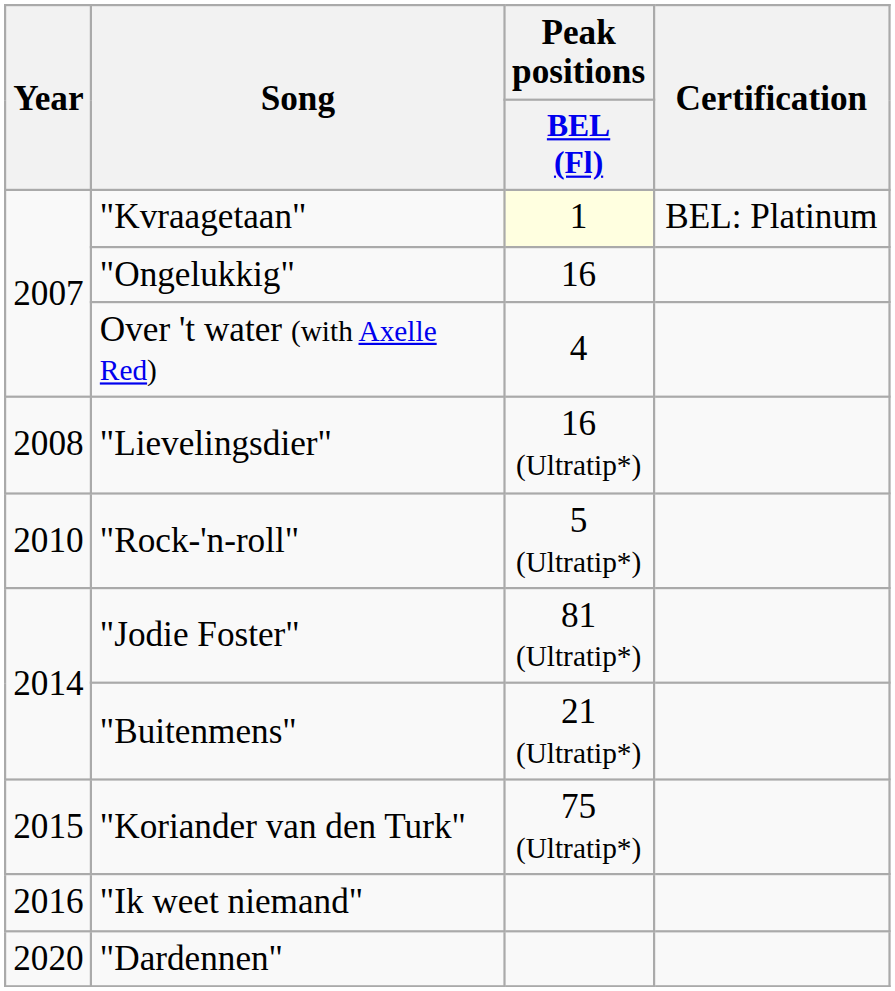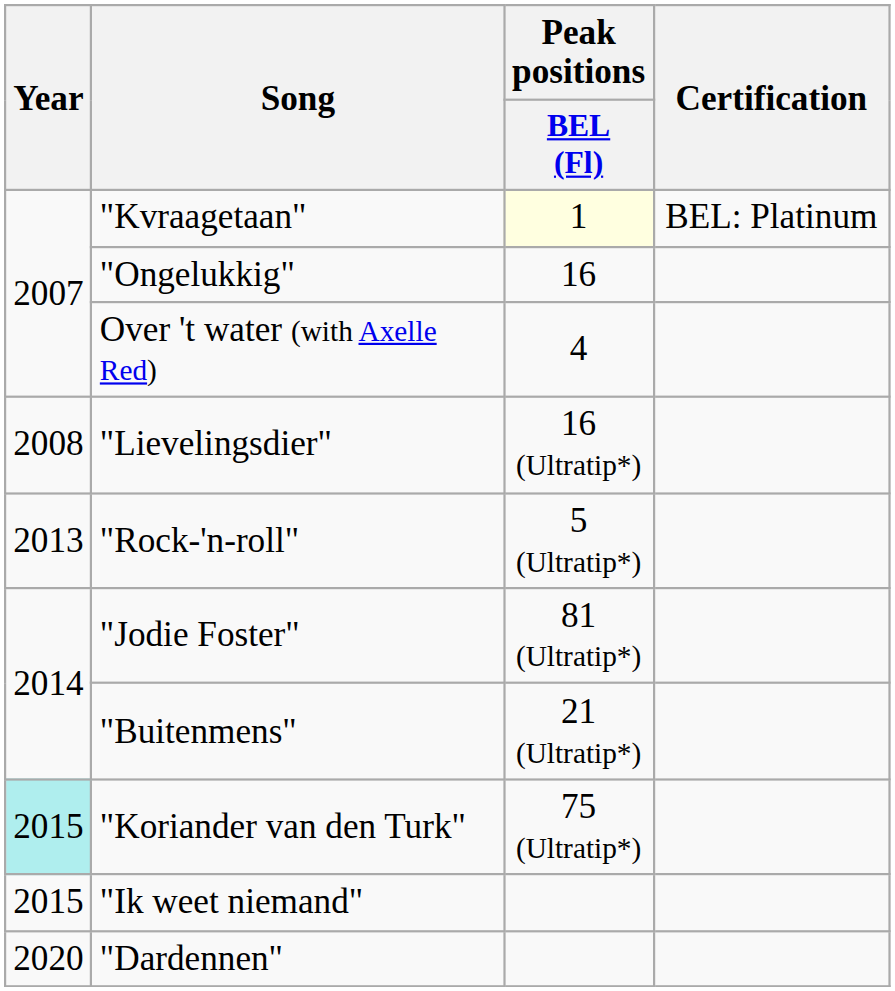(48, 539) 2010 -> (48, 539) 2013
(48, 826) no background -> (48, 826) paleturquoise background
(48, 901) 2016 -> (48, 901) 2015
